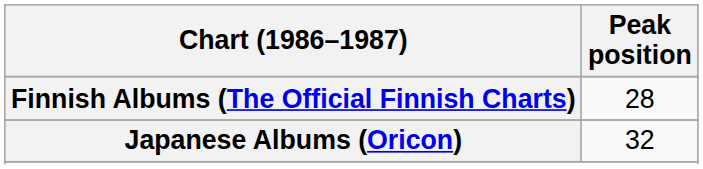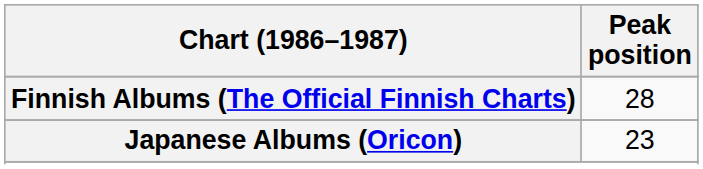(640, 140) 32 -> (640, 140) 23
